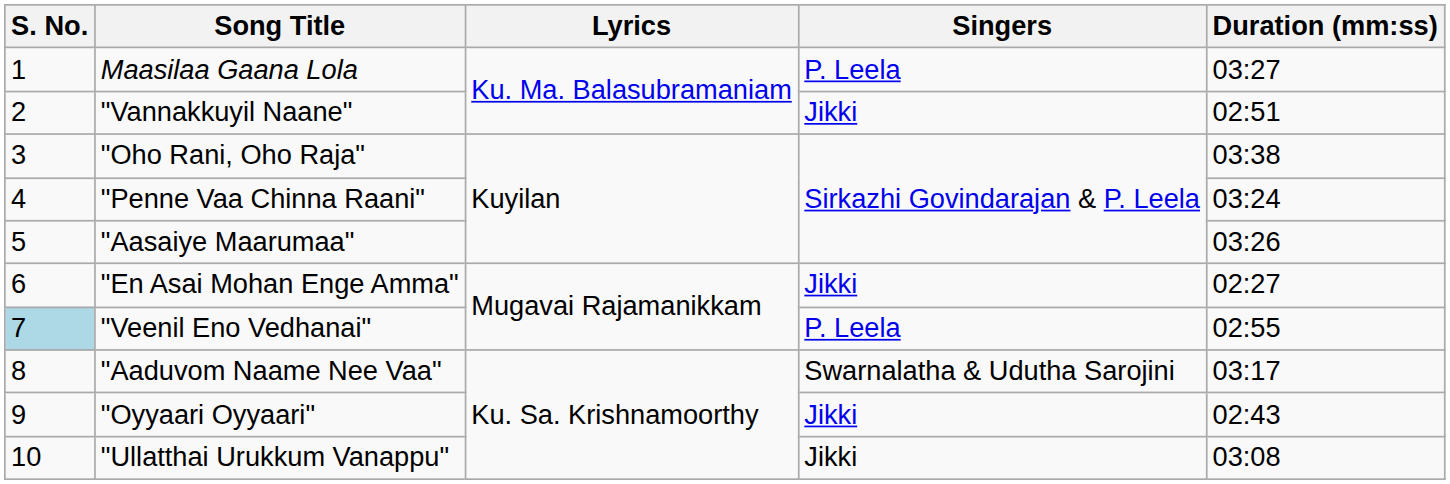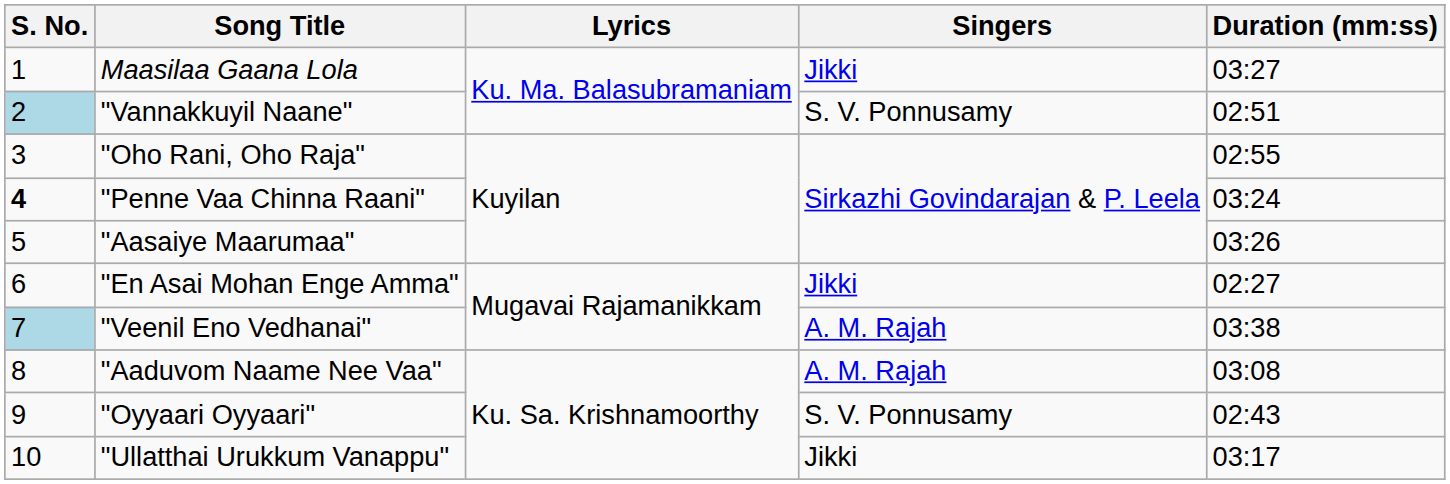(852, 69) P. Leela -> (831, 69) Jikki
(19, 112) no background -> (19, 112) lightblue background
(831, 112) Jikki -> (908, 112) S. V. Ponnusamy
(1247, 155) 03:38 -> (1247, 155) 02:55
(19, 198) normal -> (19, 198) bold
(852, 328) P. Leela -> (875, 328) A. M. Rajah
(1247, 328) 02:55 -> (1247, 328) 03:38
(990, 371) Swarnalatha & Udutha Sarojini -> (875, 371) A. M. Rajah
(1247, 371) 03:17 -> (1247, 371) 03:08
(831, 414) Jikki -> (908, 414) S. V. Ponnusamy
(1247, 457) 03:08 -> (1247, 457) 03:17
